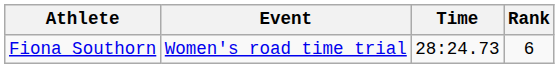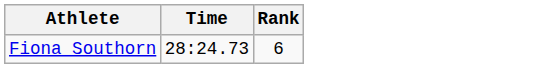- column: (286, 19)
